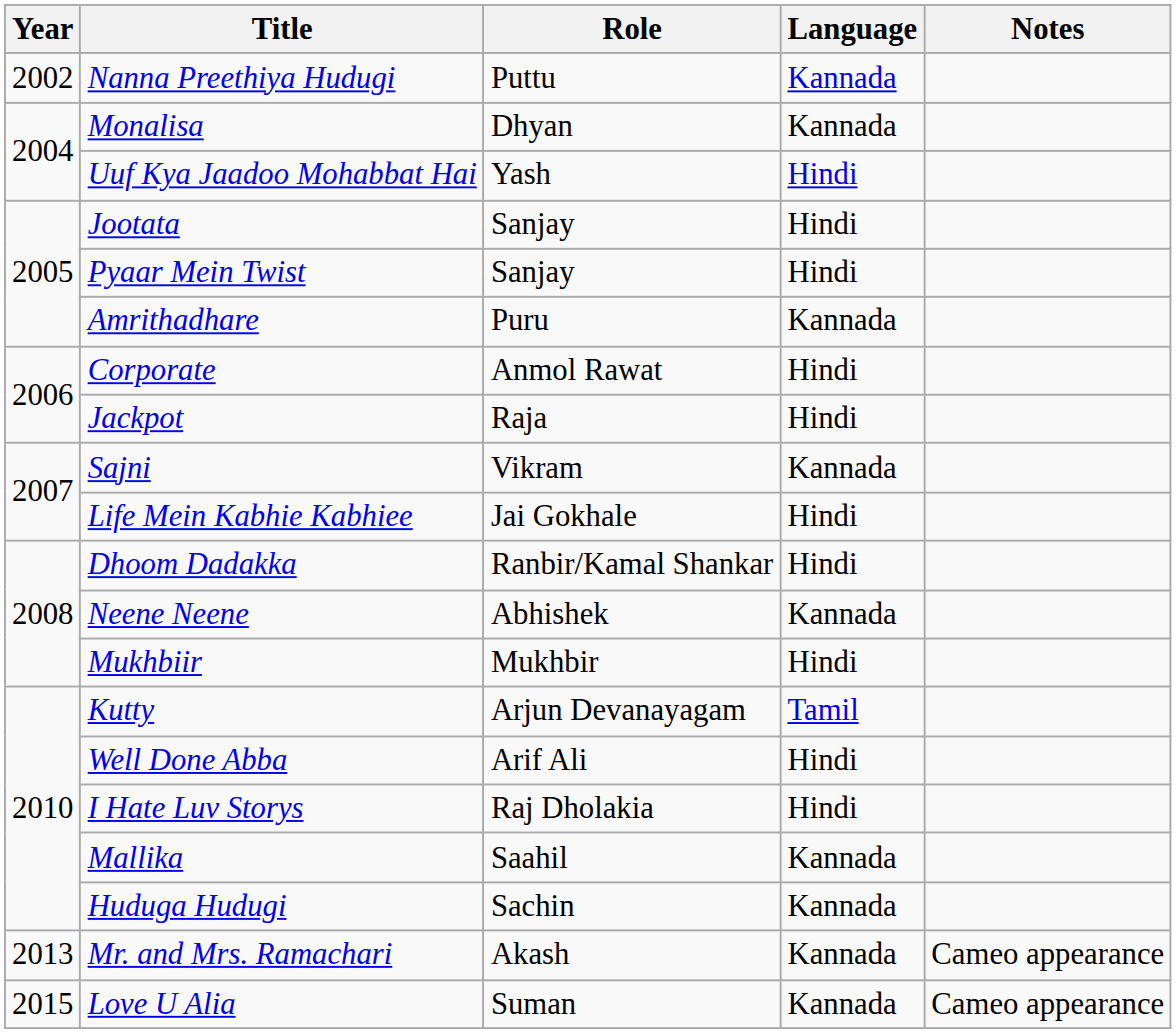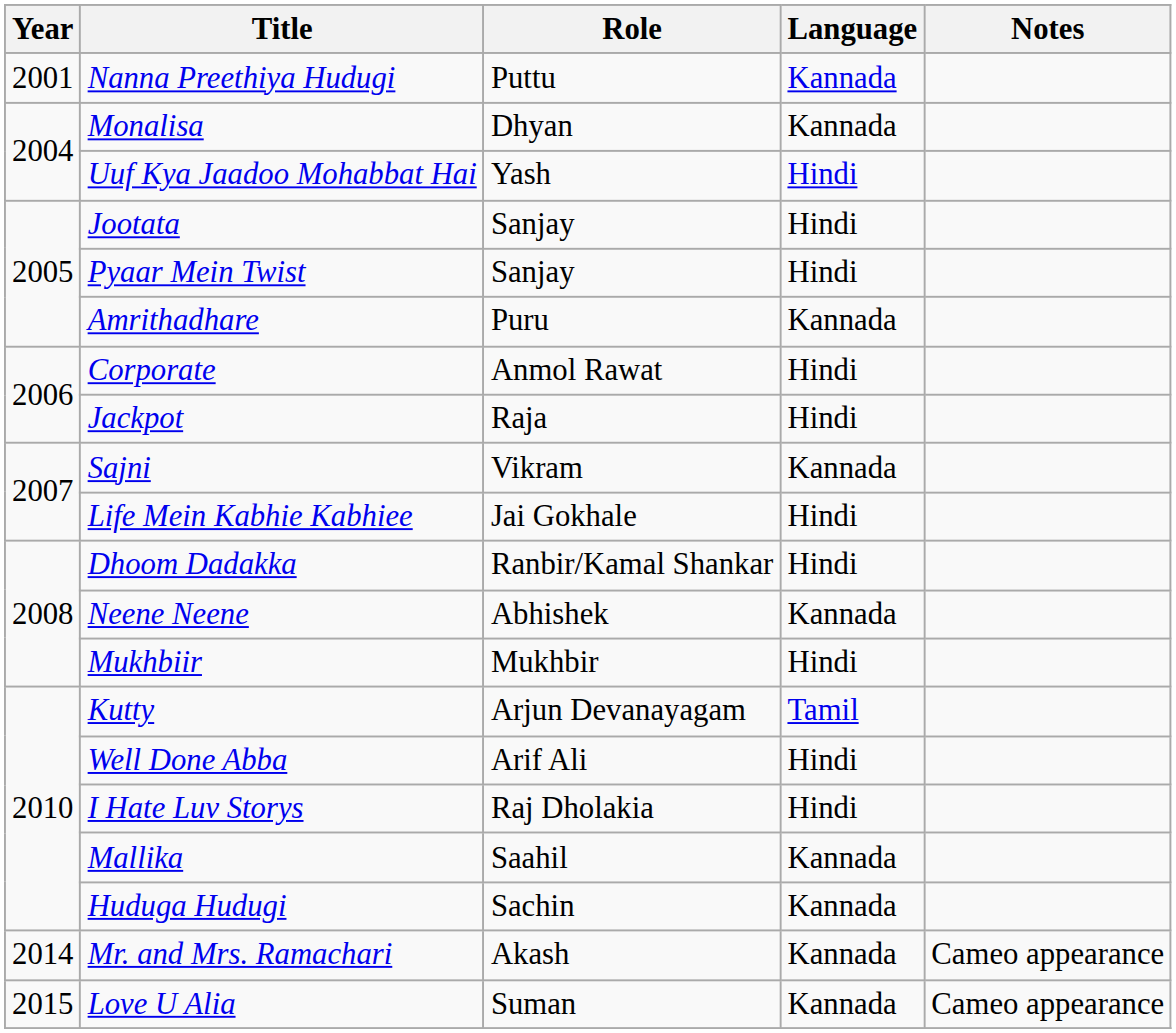(43, 77) 2002 -> (43, 77) 2001
(43, 954) 2013 -> (43, 954) 2014
